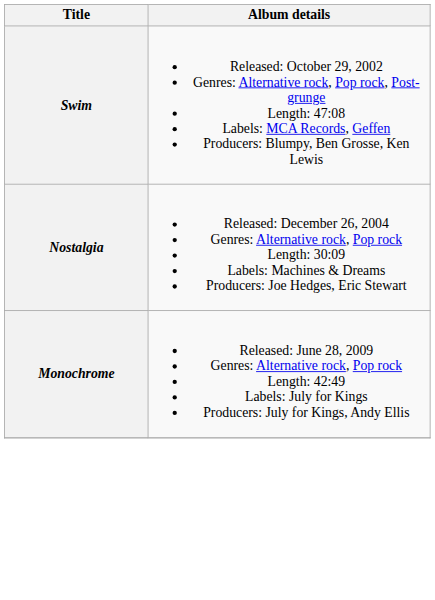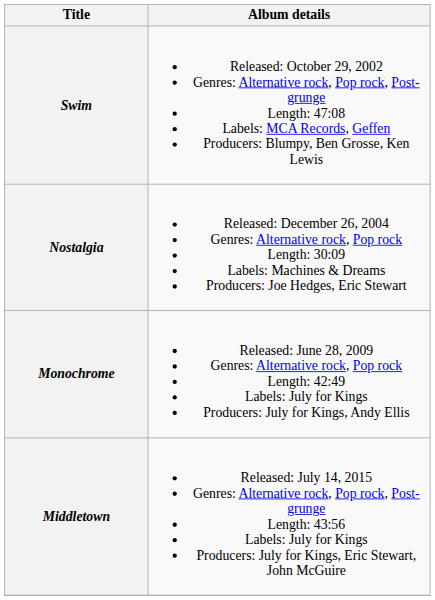+ row: (76, 516)
